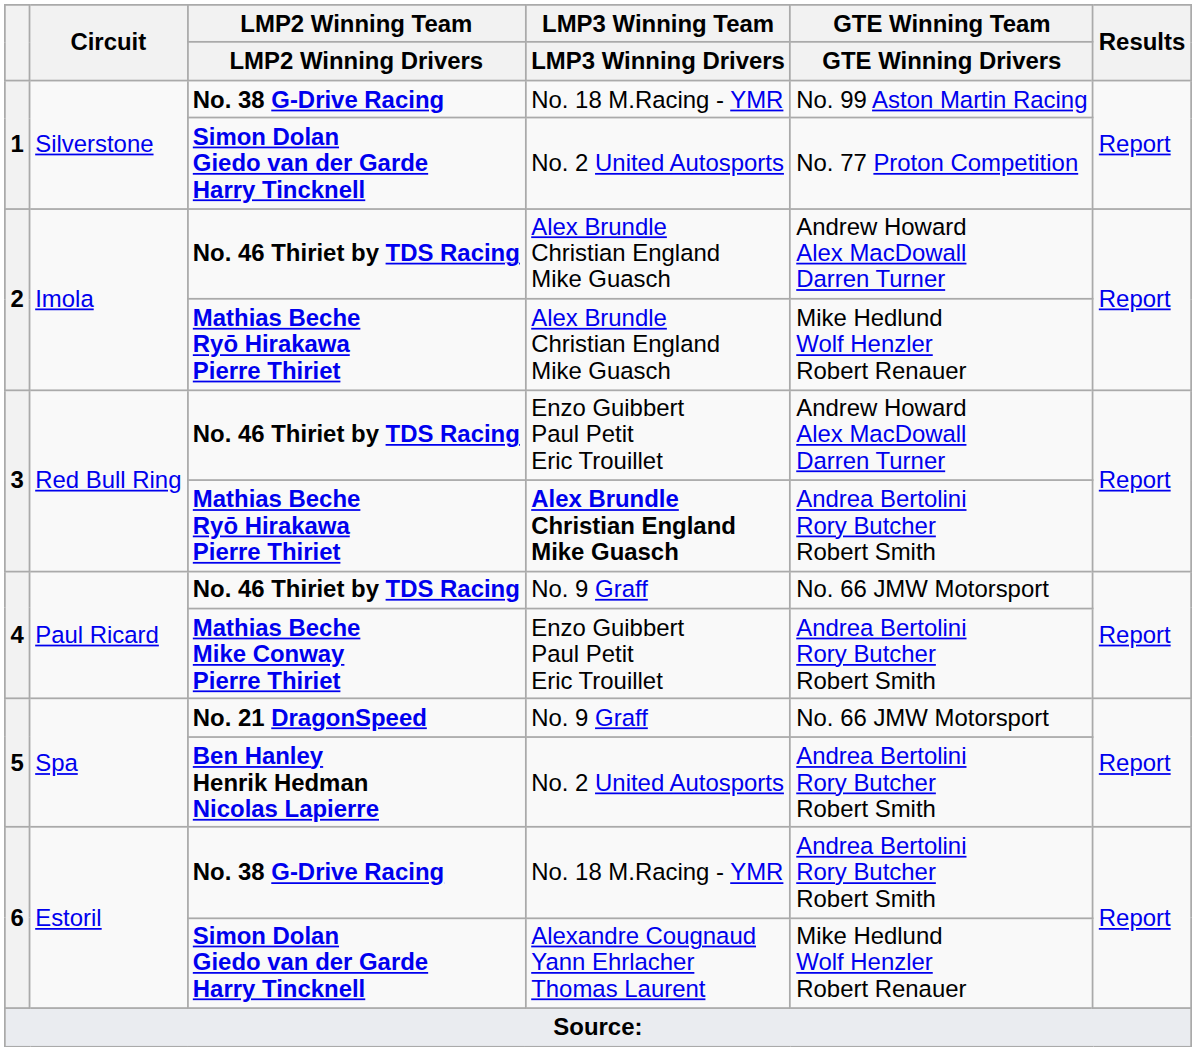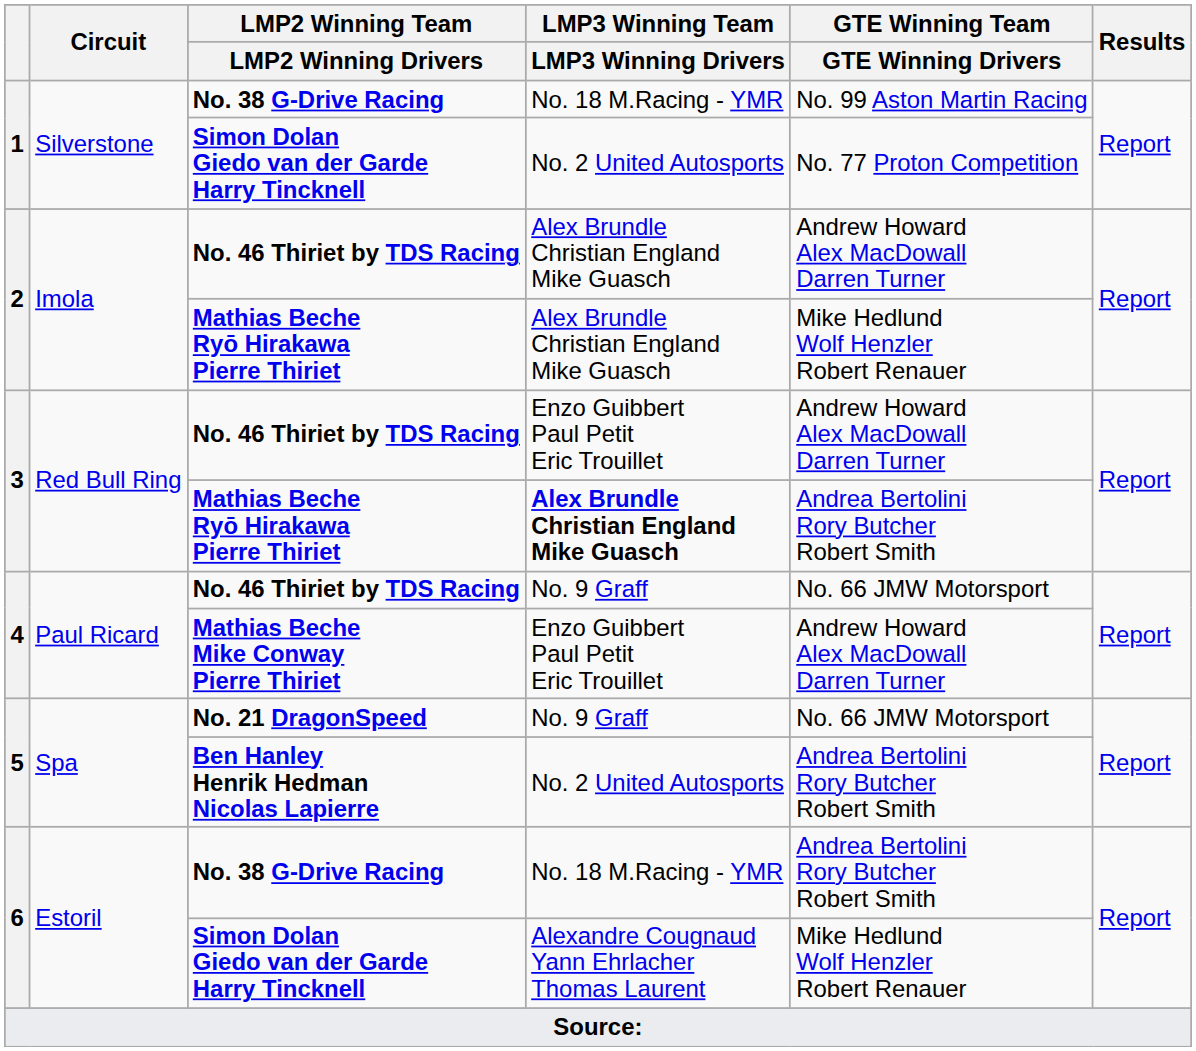(881, 653) Andrea Bertolini Rory Butcher Robert Smith -> (881, 653) Andrew Howard Alex MacDowall Darren Turner
